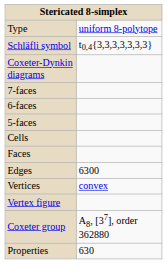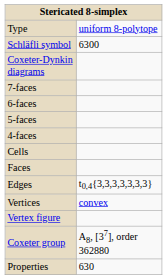(116, 45) t0,4{3,3,3,3,3,3,3} -> (89, 44) 6300
+ row: (22, 135)
(89, 170) 6300 -> (116, 185) t0,4{3,3,3,3,3,3,3}
